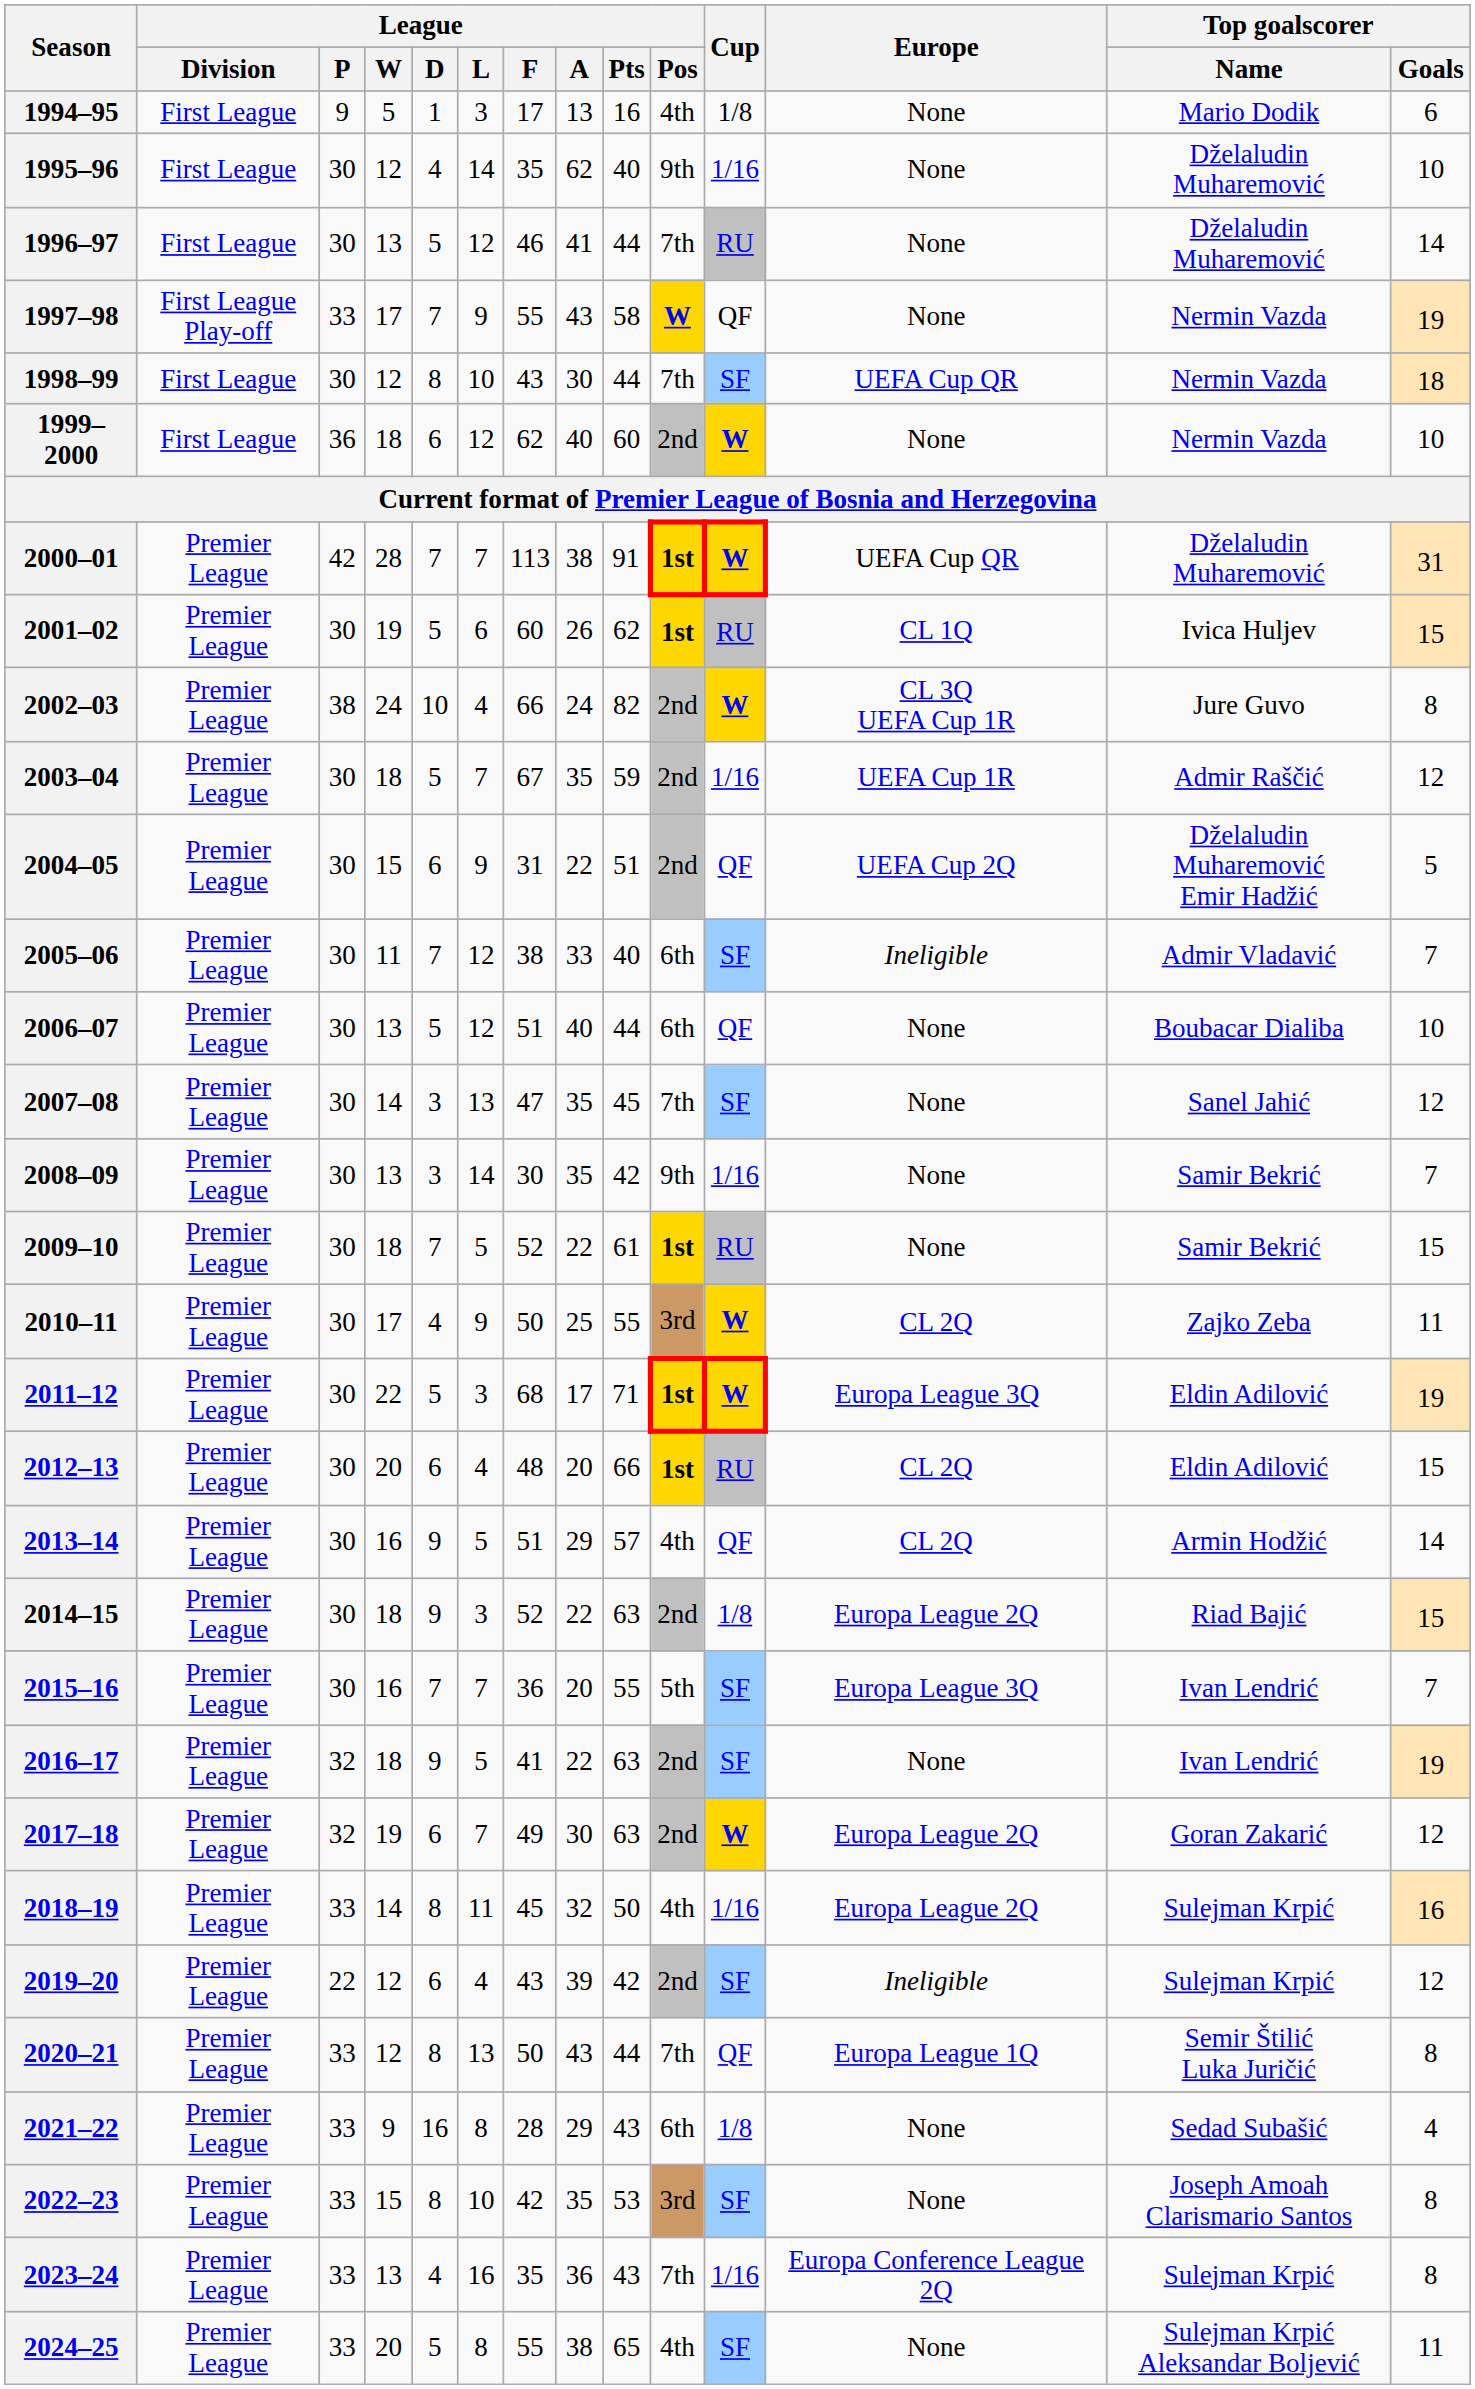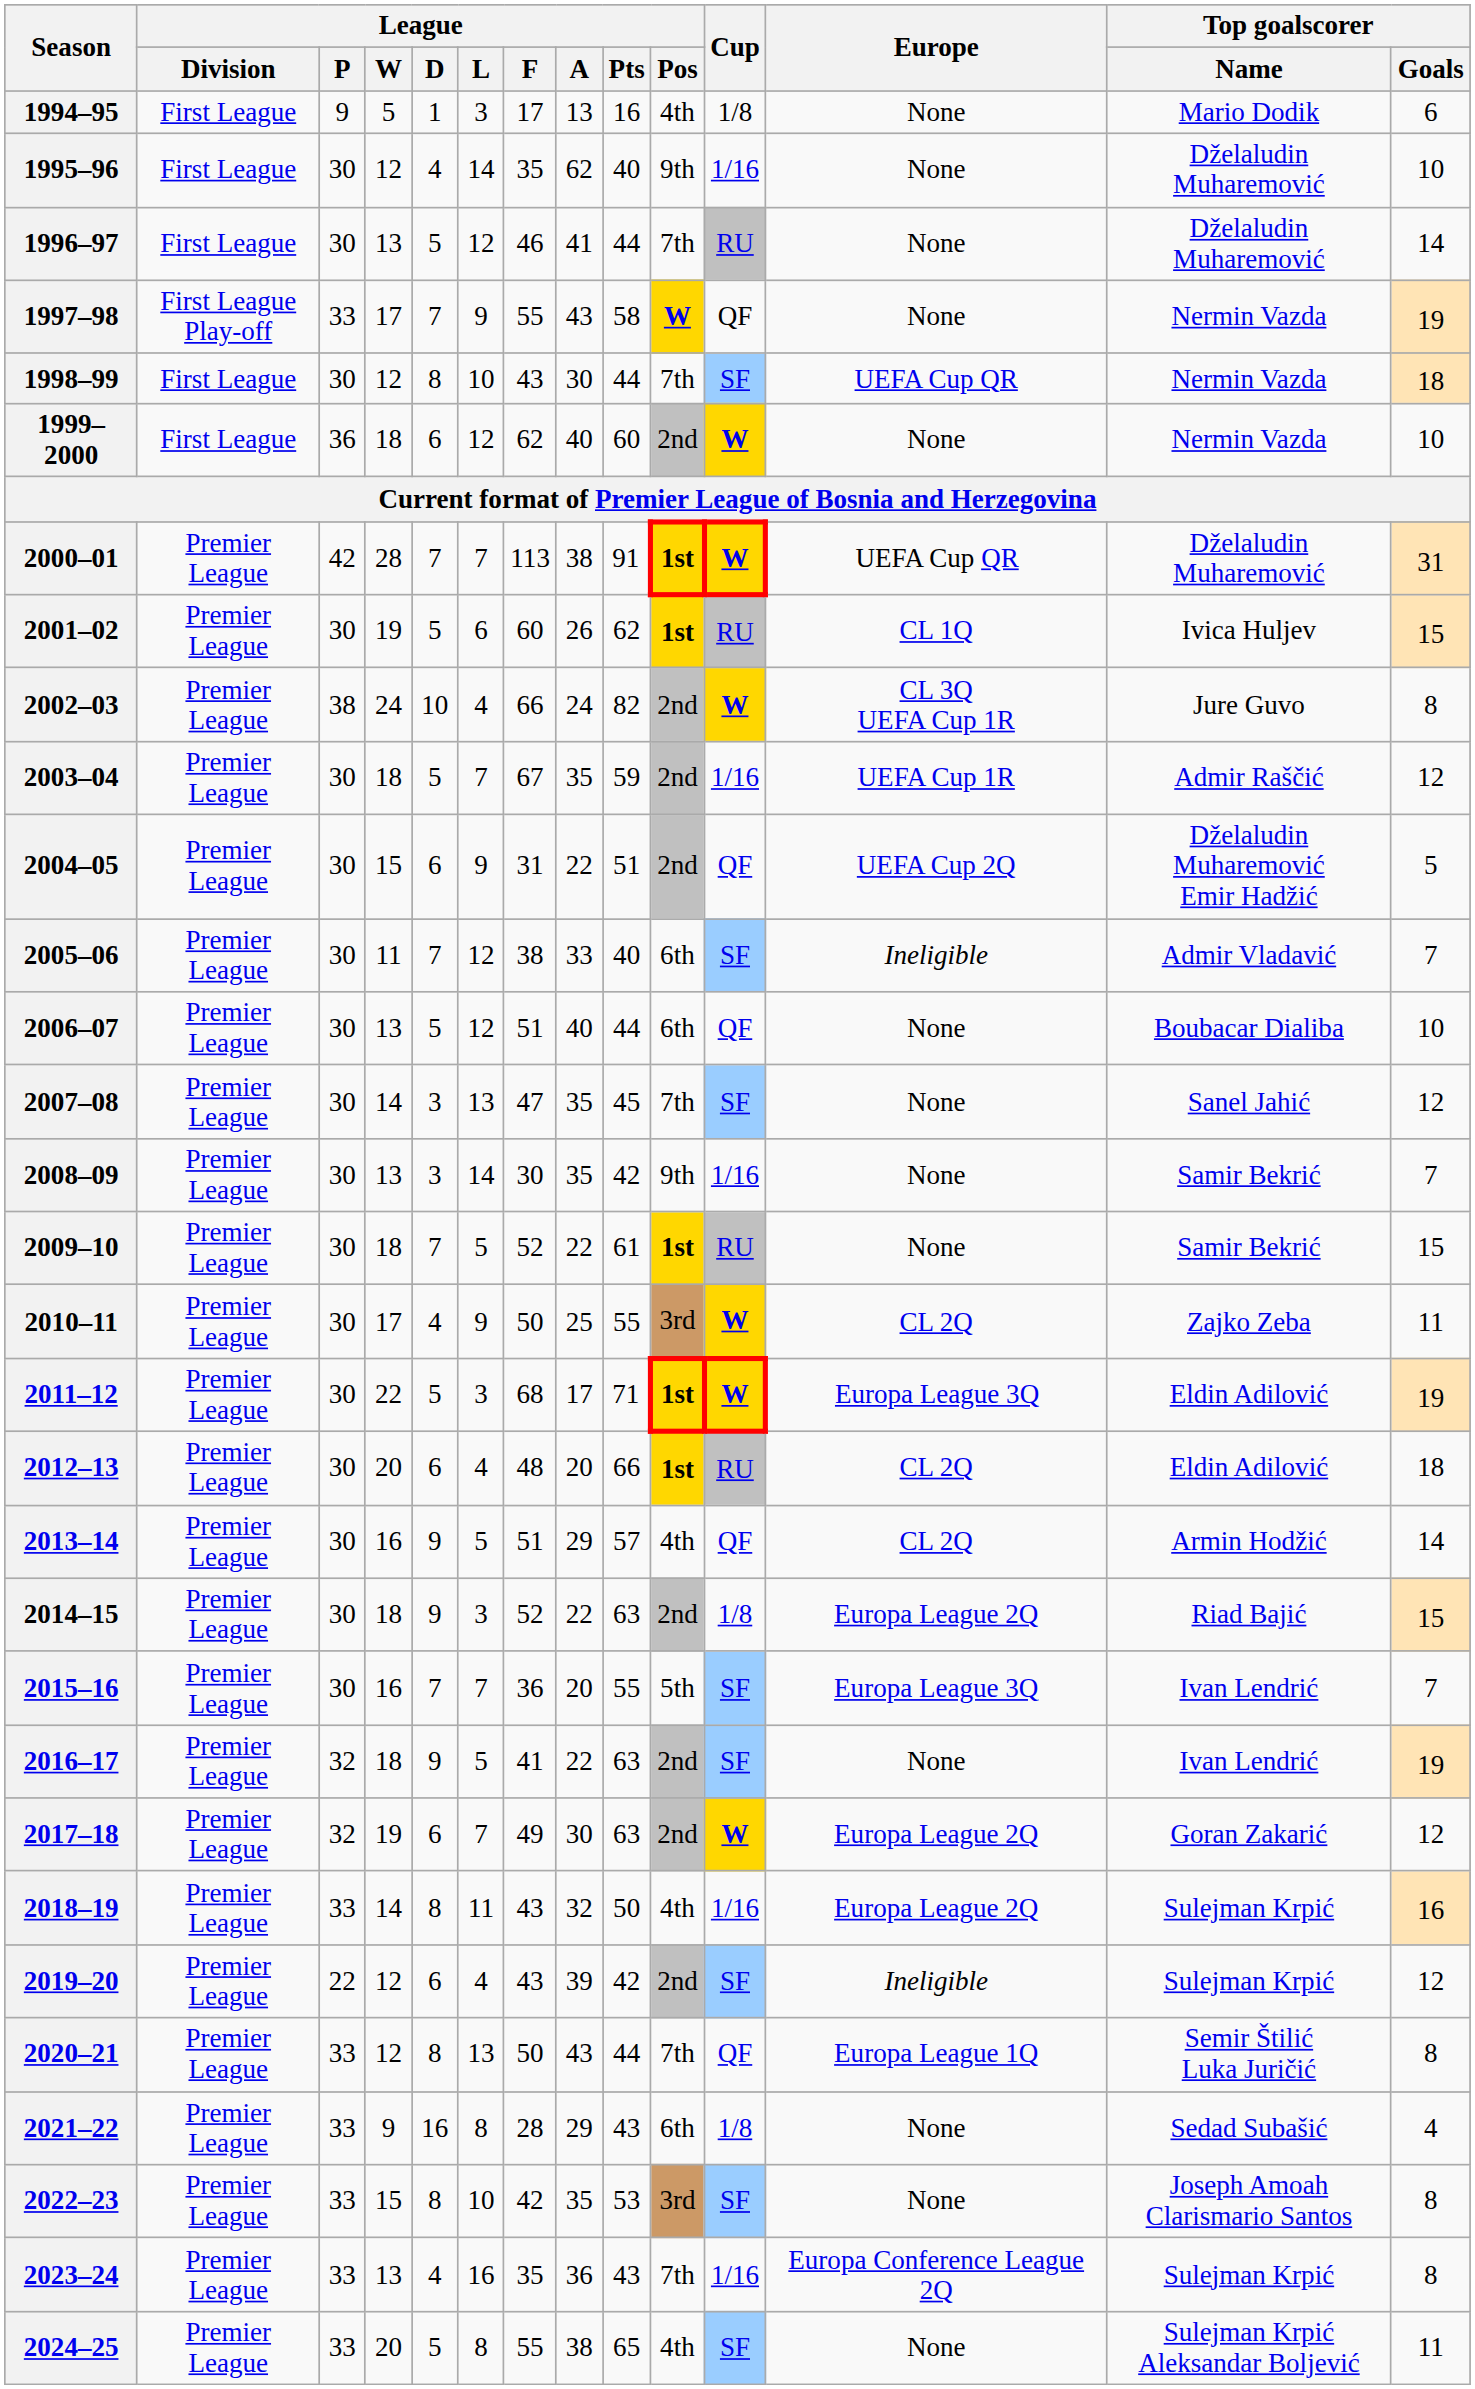(1431, 1467) 15 -> (1431, 1467) 18
(530, 1907) 45 -> (530, 1907) 43
